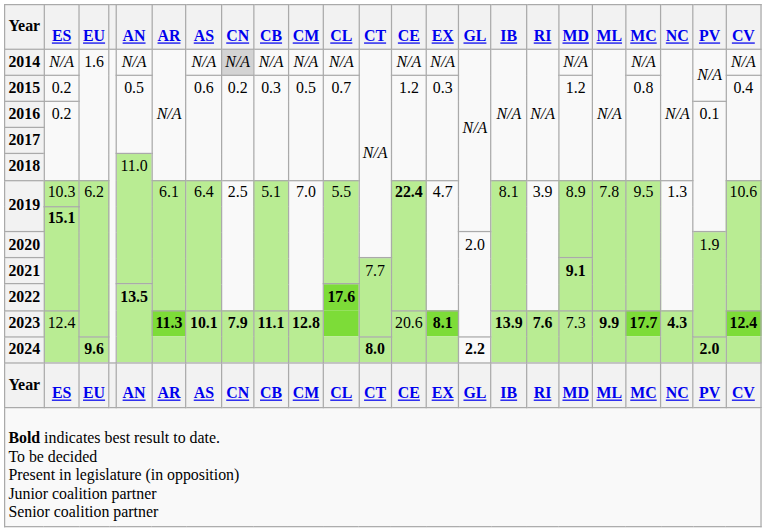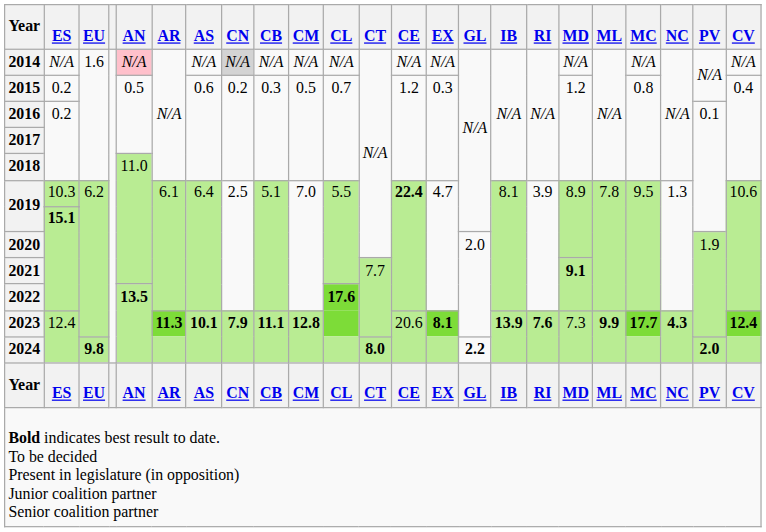(134, 62) no background -> (134, 62) pink background
(94, 349) 9.6 -> (94, 349) 9.8
